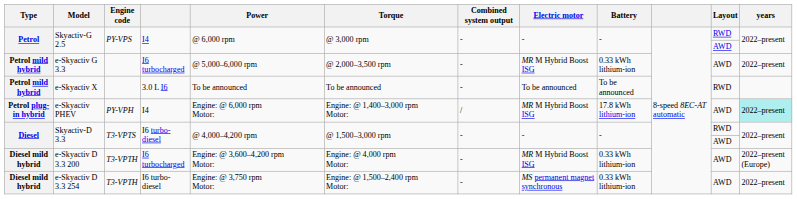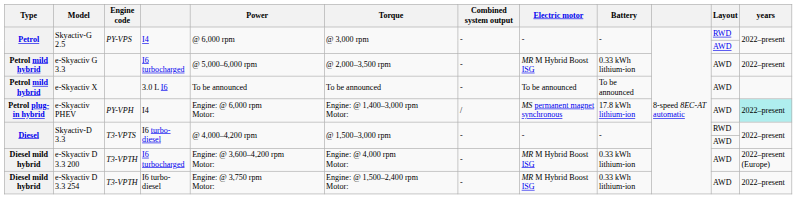(722, 87) RWD -> (722, 87) AWD
(555, 110) MR M Hybrid Boost ISG -> (558, 110) MS permanent magnet synchronous
(558, 182) MS permanent magnet synchronous -> (555, 182) MR M Hybrid Boost ISG
